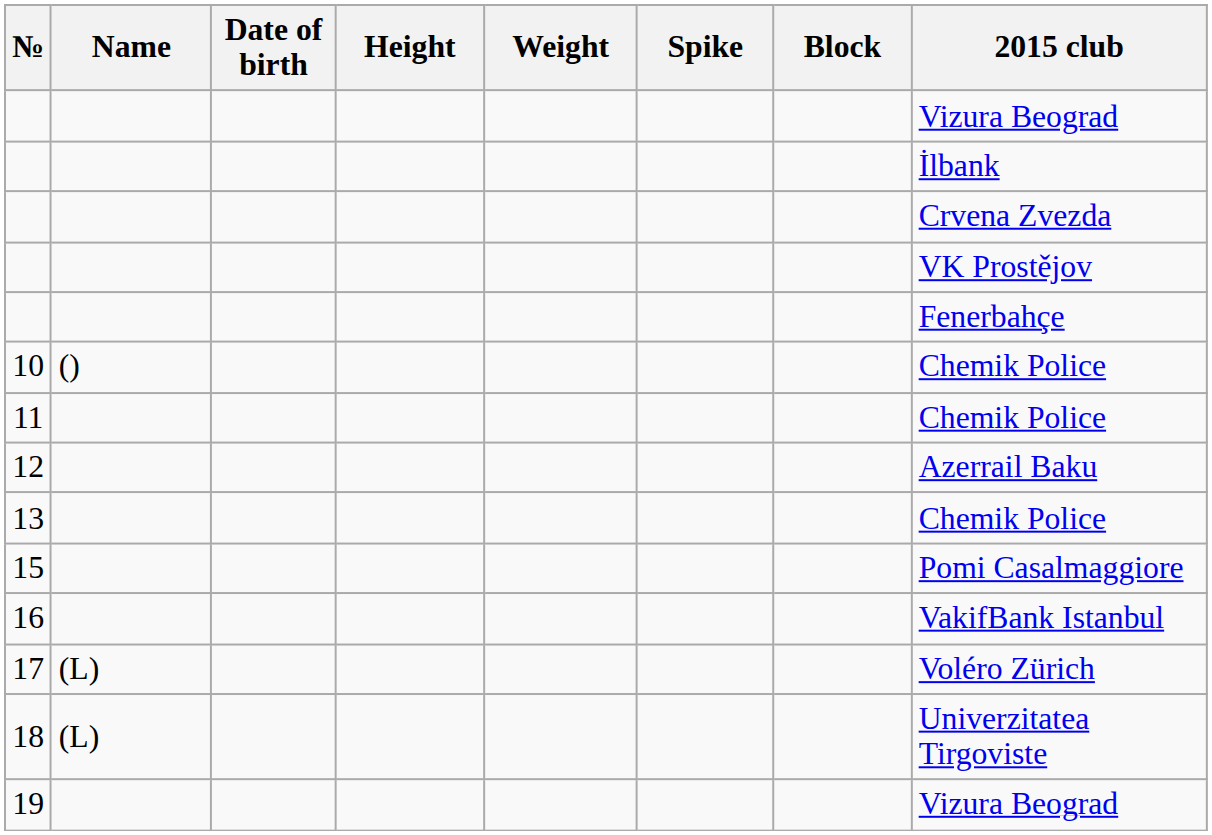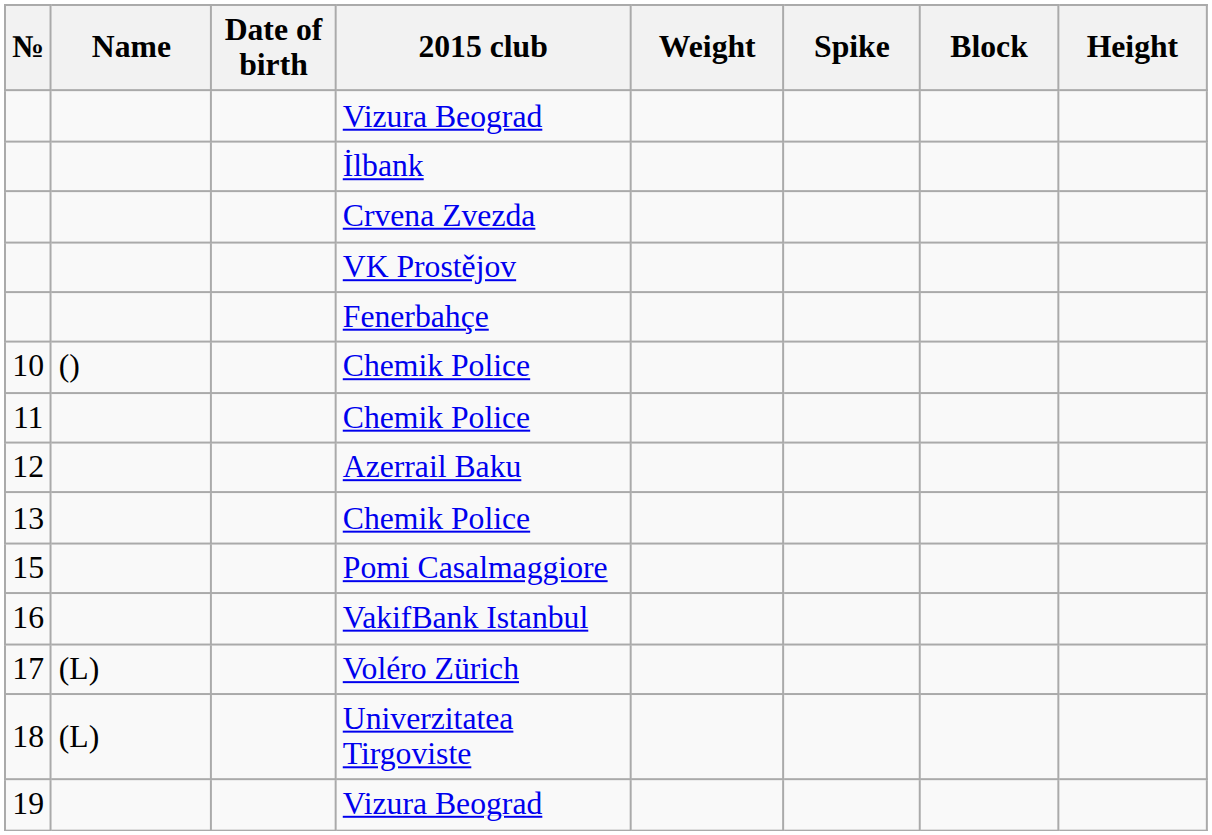columns swapped: (410, 47) <-> (1059, 47)
